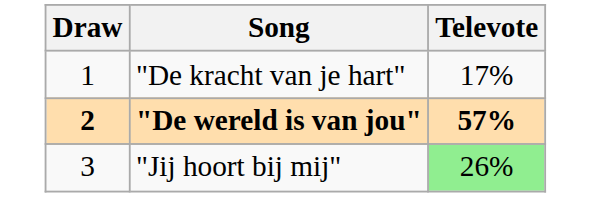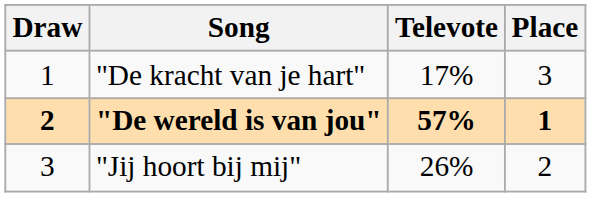+ column: (545, 27)
(487, 167) lightgreen background -> (447, 167) no background
